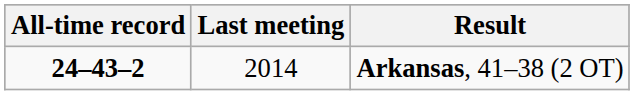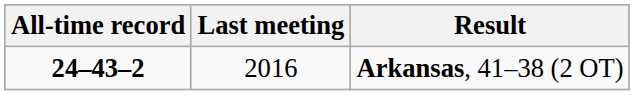(271, 67) 2014 -> (271, 67) 2016
